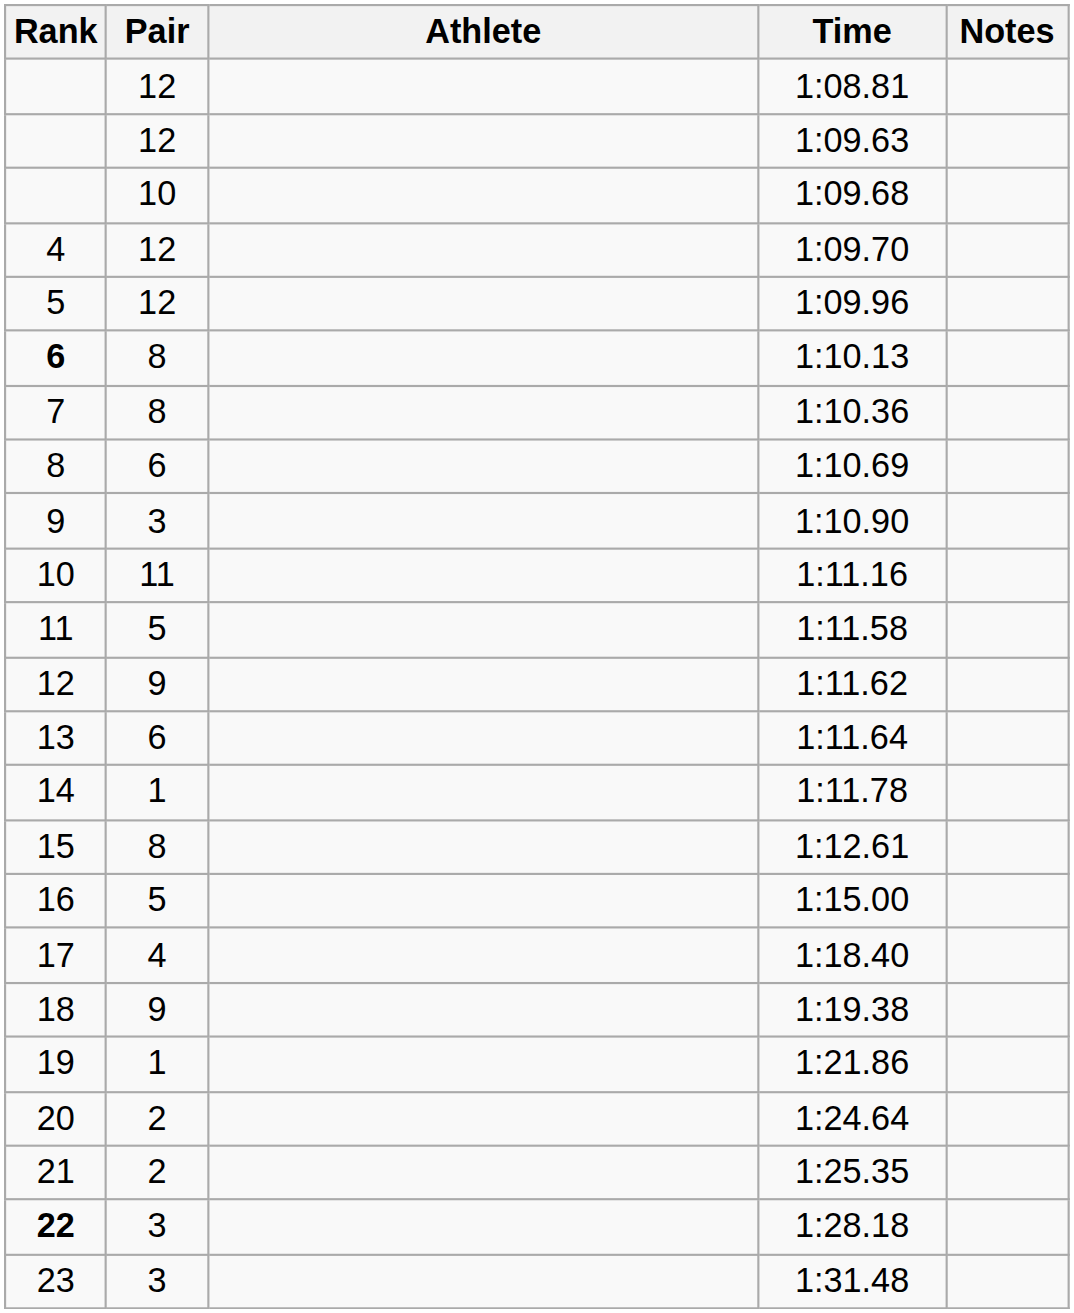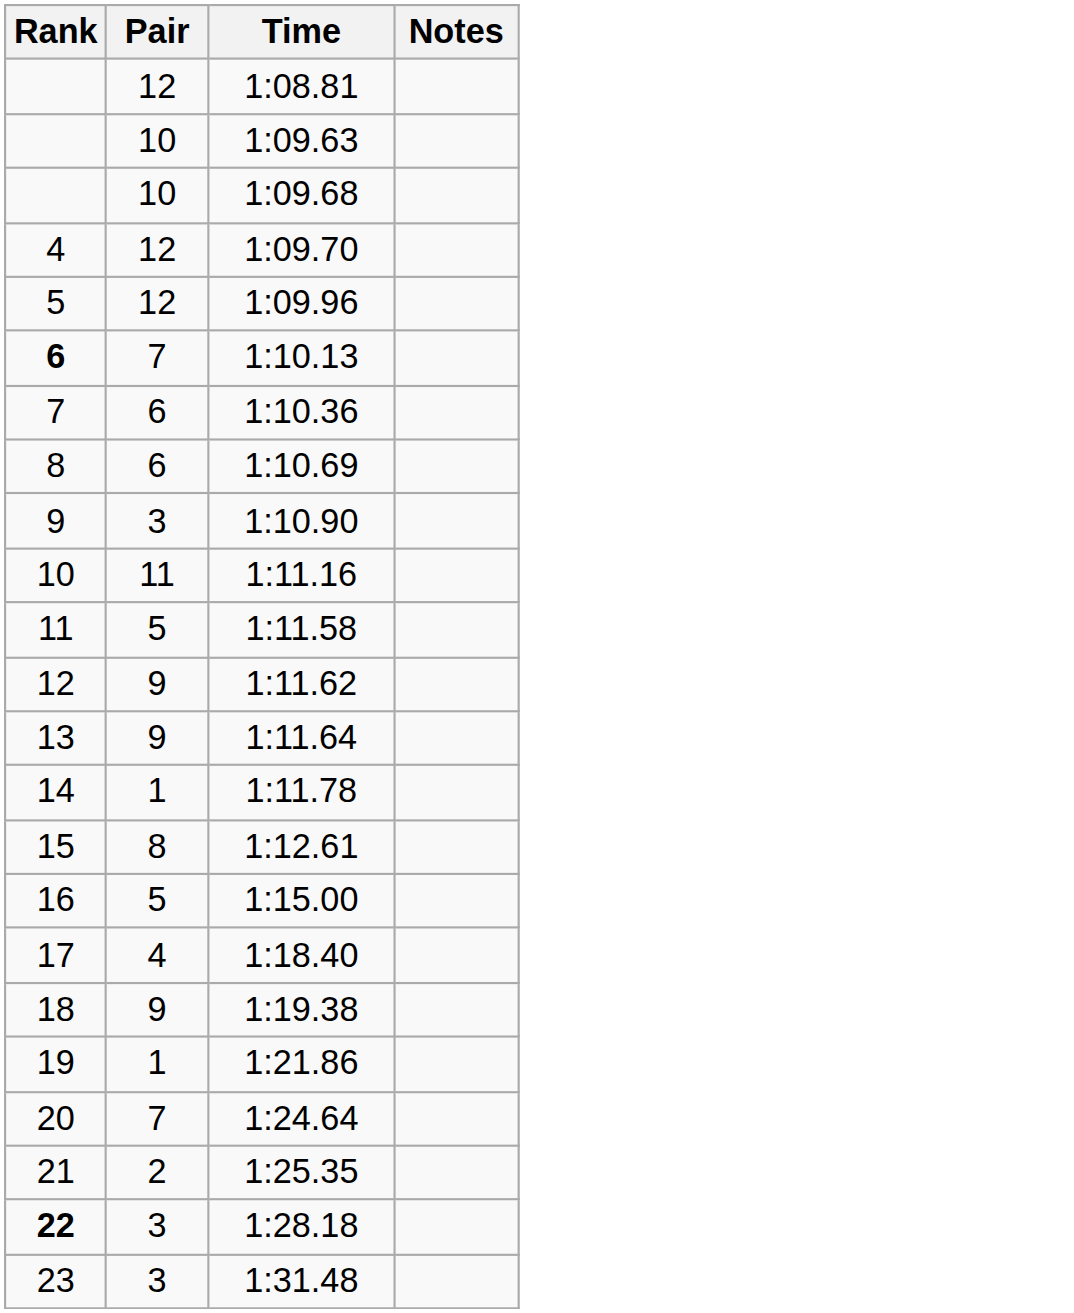- column: (483, 31)
(157, 140) 12 -> (157, 140) 10
(157, 357) 8 -> (157, 357) 7
(157, 411) 8 -> (157, 411) 6
(157, 737) 6 -> (157, 737) 9
(157, 1117) 2 -> (157, 1117) 7
